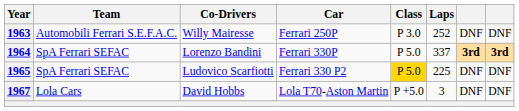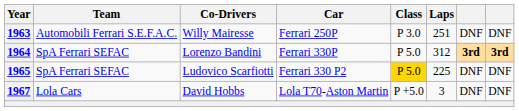(442, 33) 252 -> (442, 33) 251
(442, 52) 337 -> (442, 52) 312
